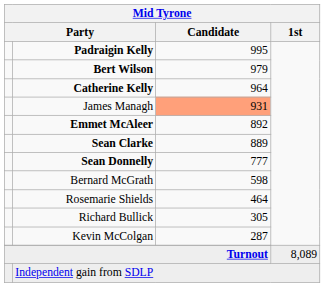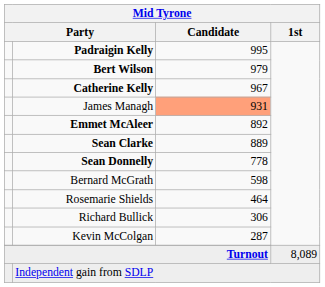(259, 87) 964 -> (259, 87) 967
(259, 161) 777 -> (259, 161) 778
(259, 217) 305 -> (259, 217) 306
